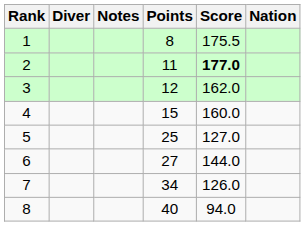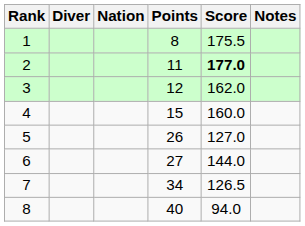columns swapped: (273, 16) <-> (118, 16)
(170, 137) 25 -> (175, 137) 26
(221, 185) 126.0 -> (226, 185) 126.5
